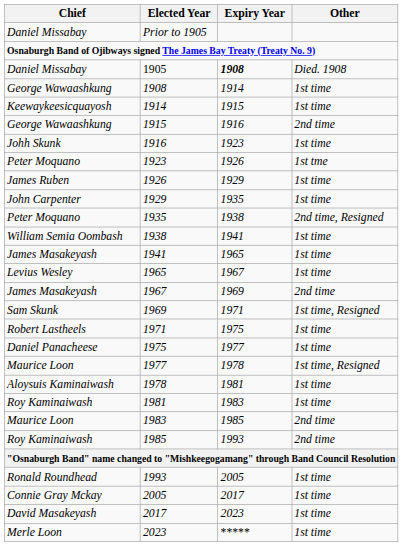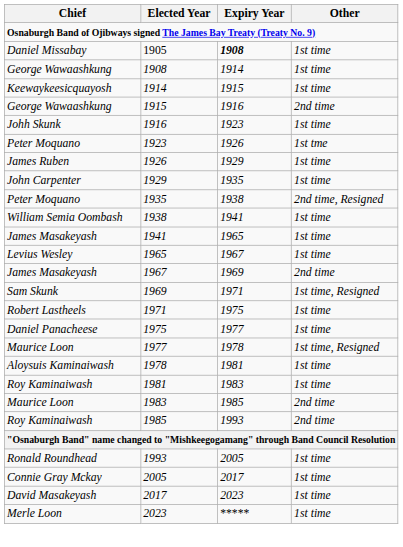- row: (175, 32)
(320, 69) Died. 1908 -> (312, 50) 1st time
